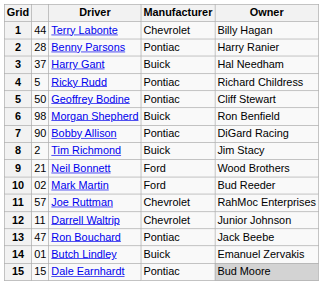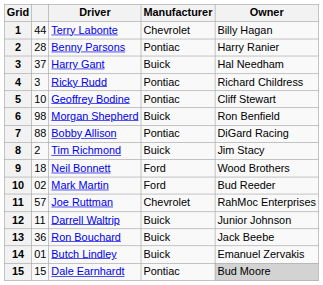(37, 82) 5 -> (37, 82) 3
(40, 99) 50 -> (40, 99) 10
(40, 133) 90 -> (40, 133) 88
(40, 168) 21 -> (40, 168) 18
(167, 220) Chevrolet -> (157, 220) Buick
(40, 237) 47 -> (40, 237) 36
(162, 237) Pontiac -> (157, 237) Buick
